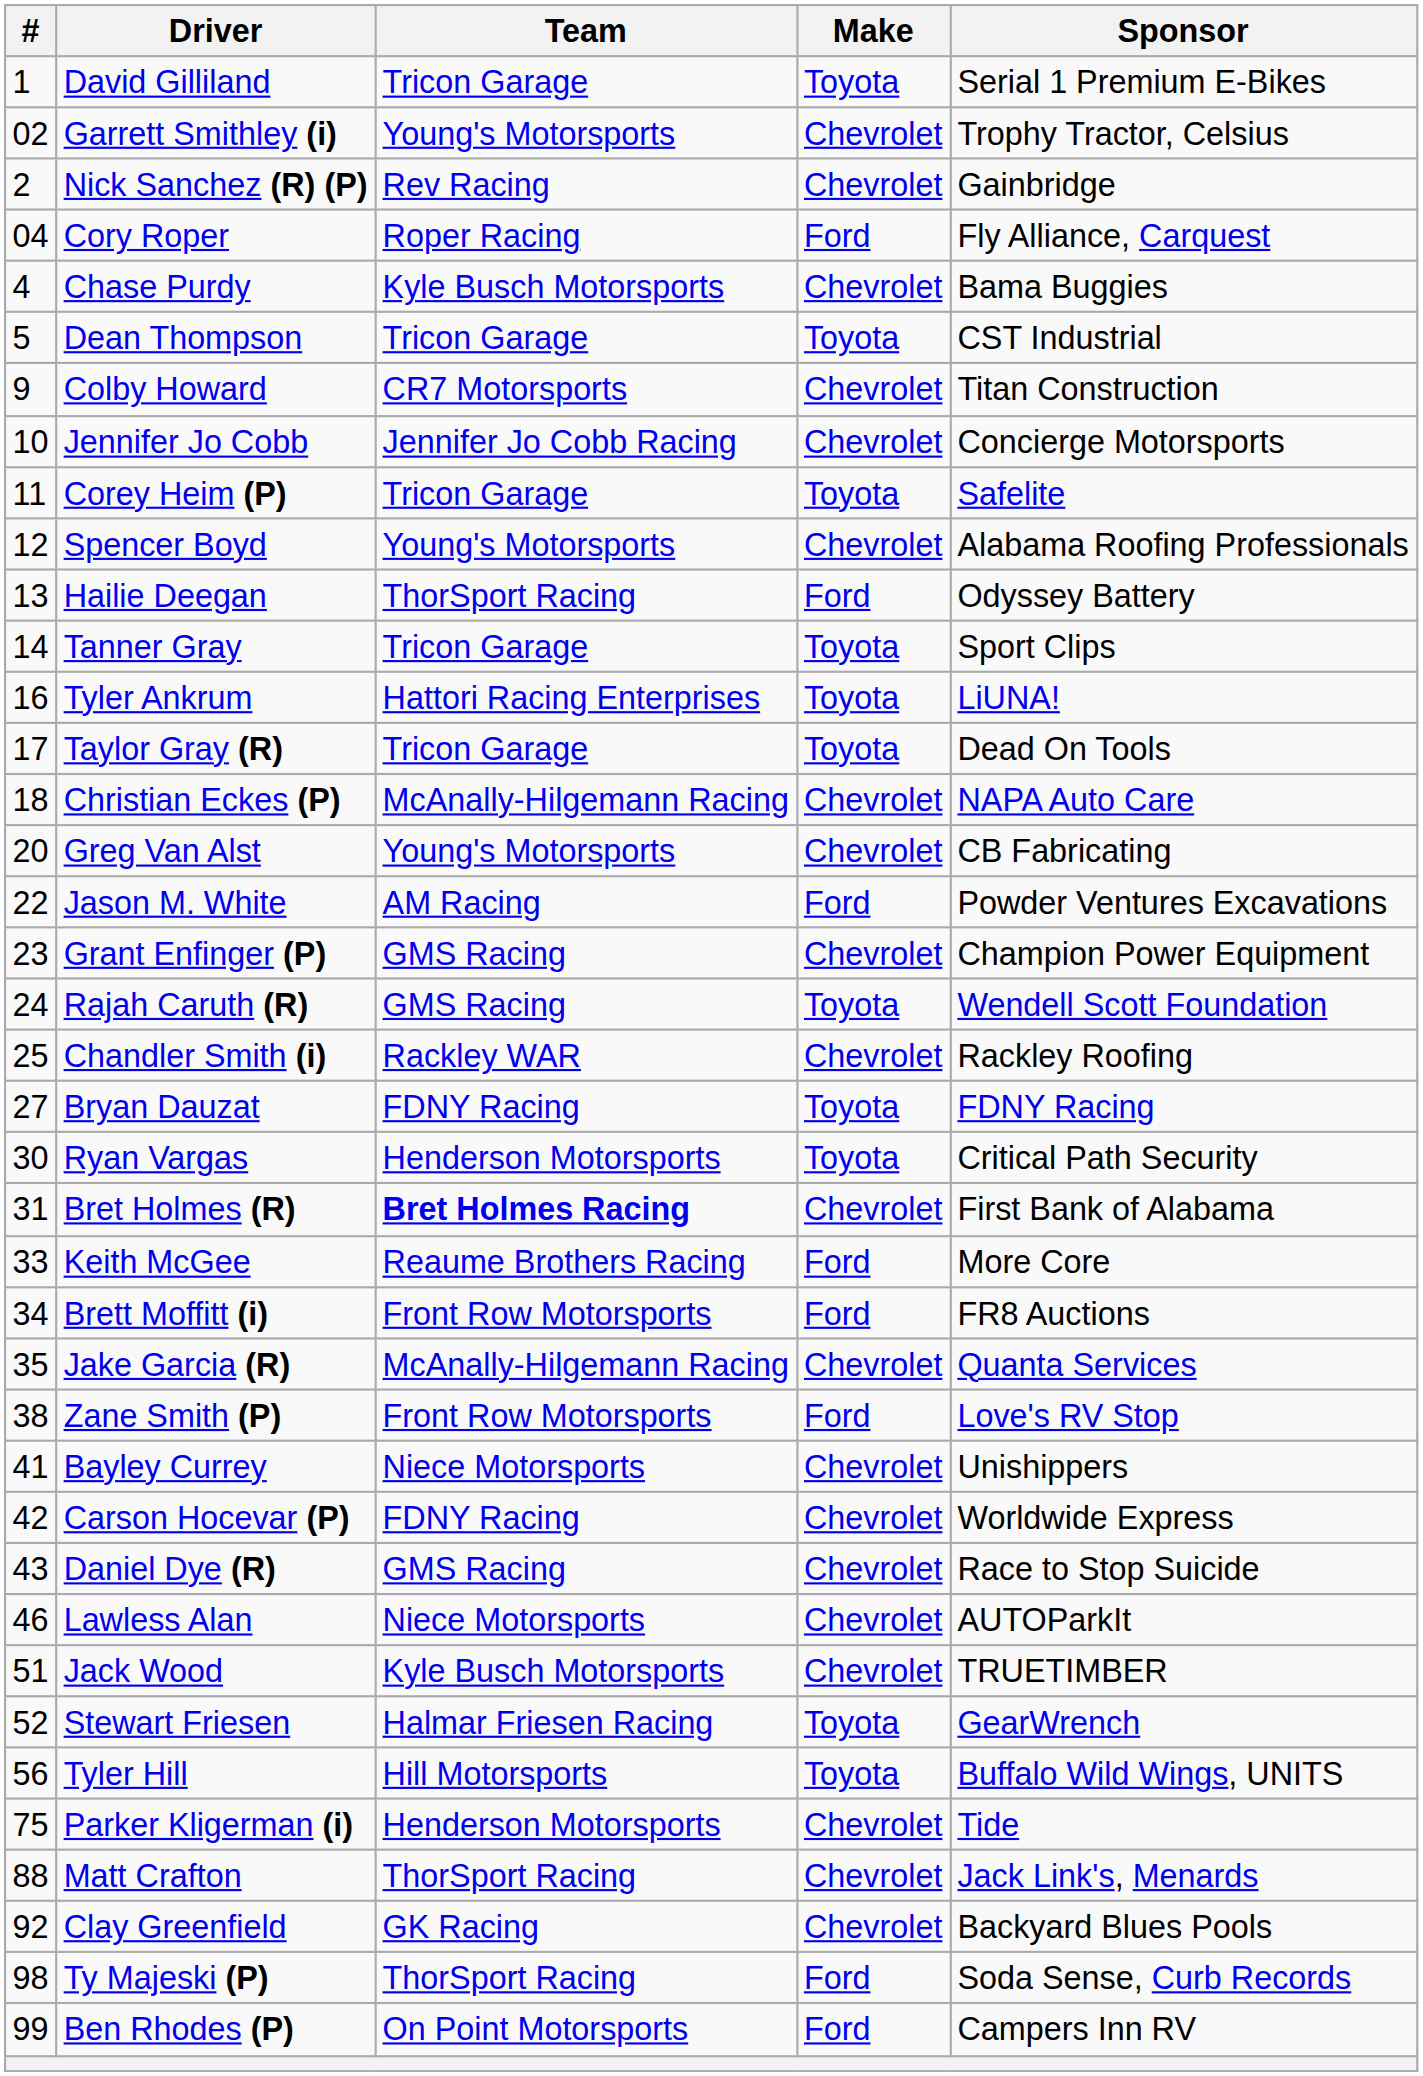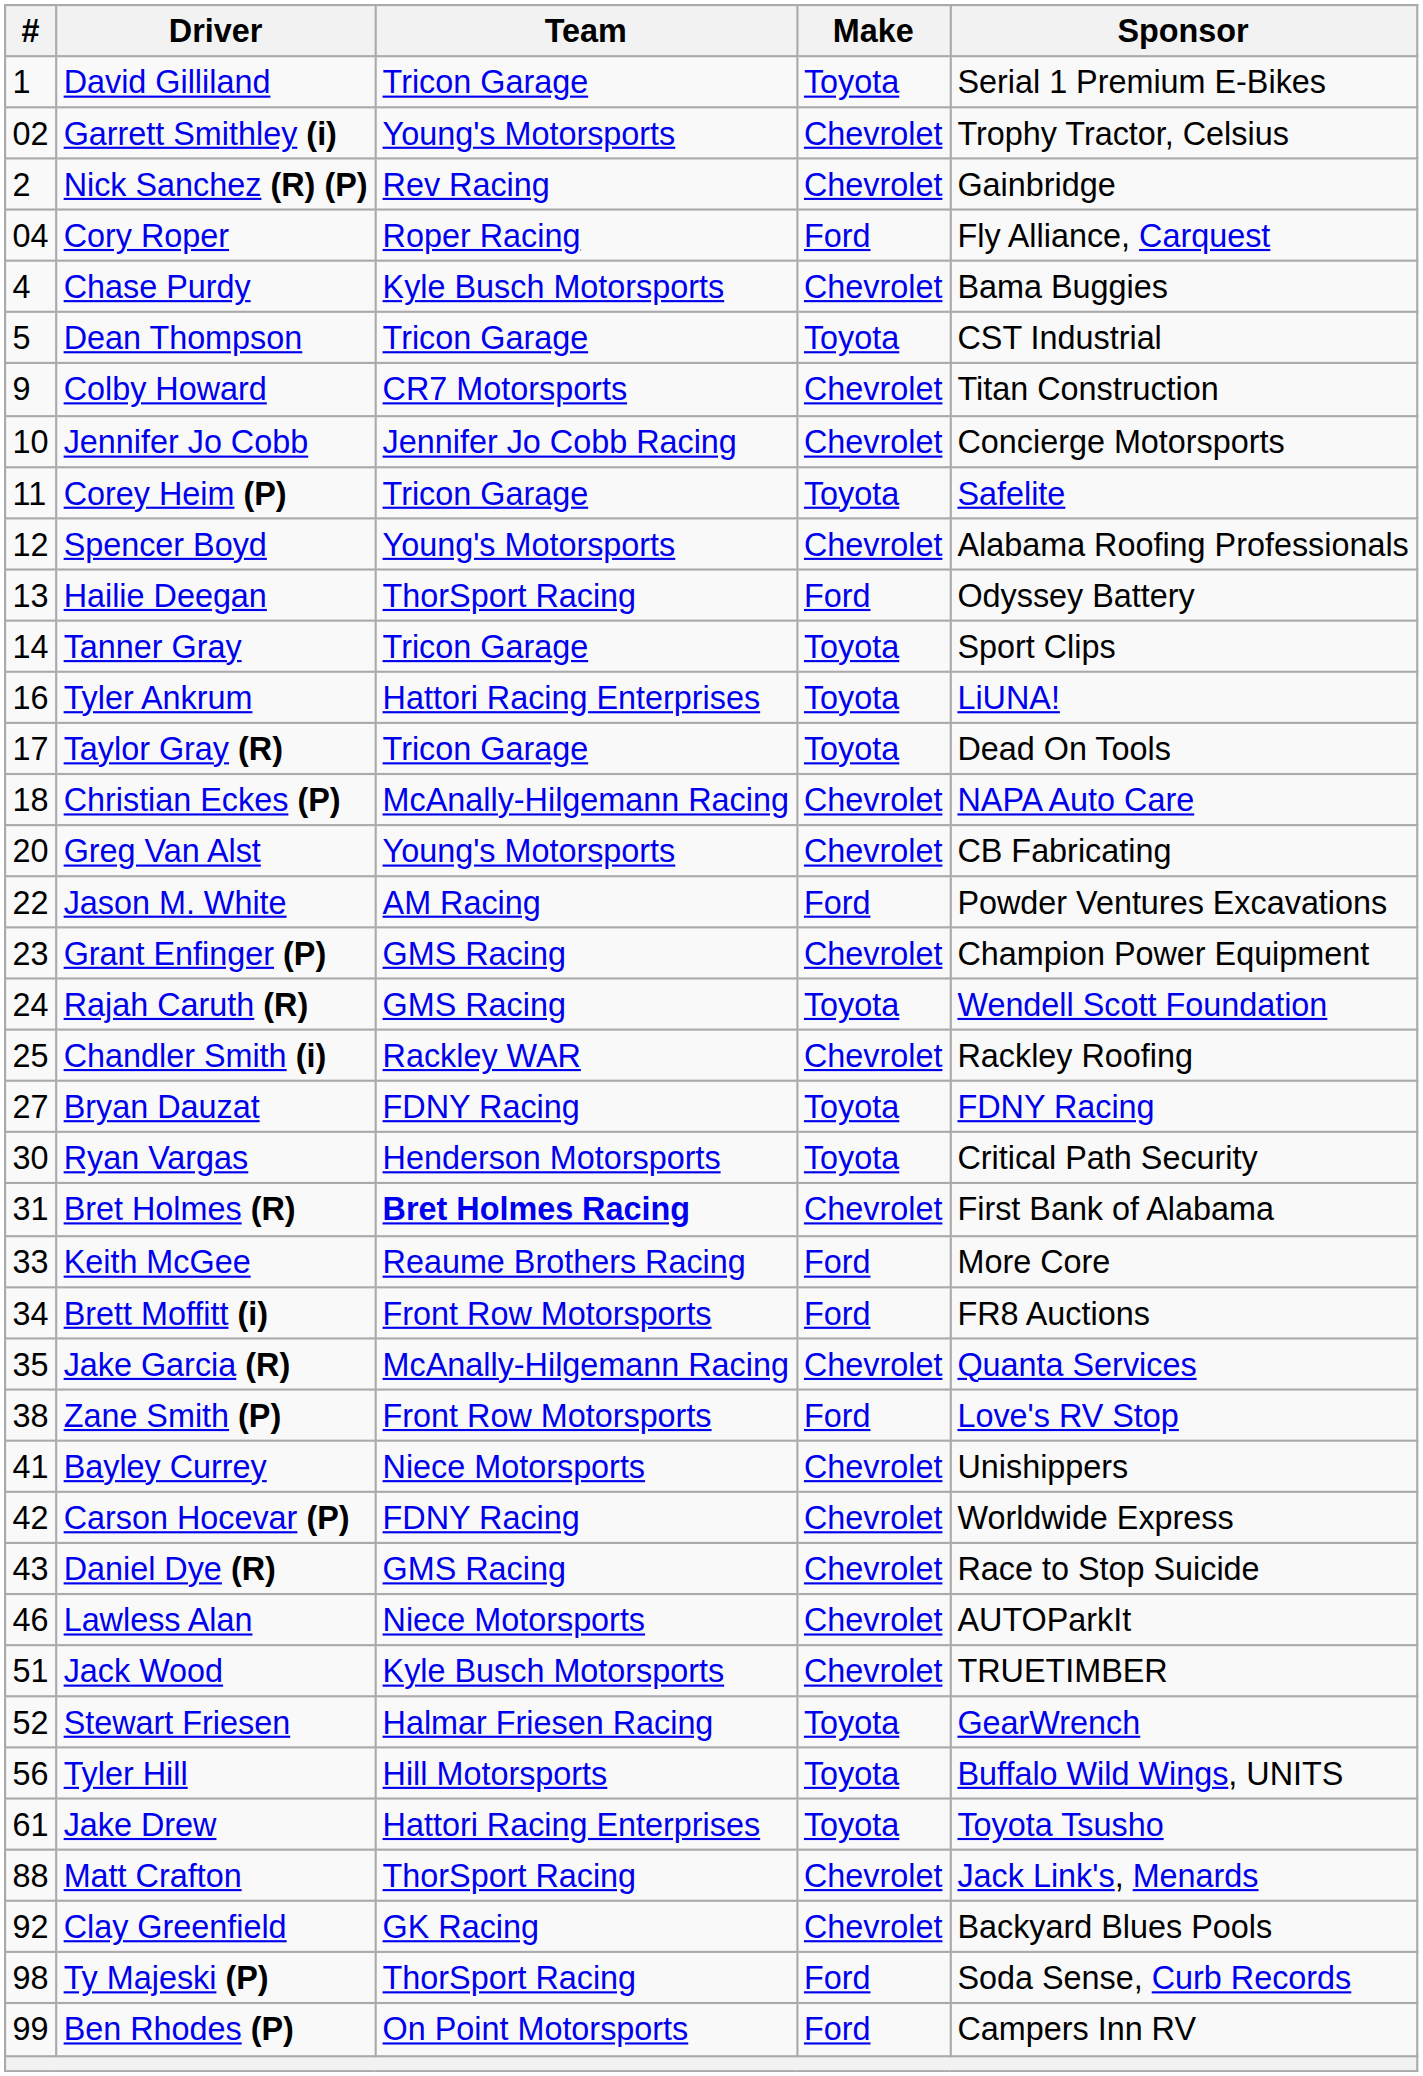+ row: (140, 1825)
- row: (208, 1825)
